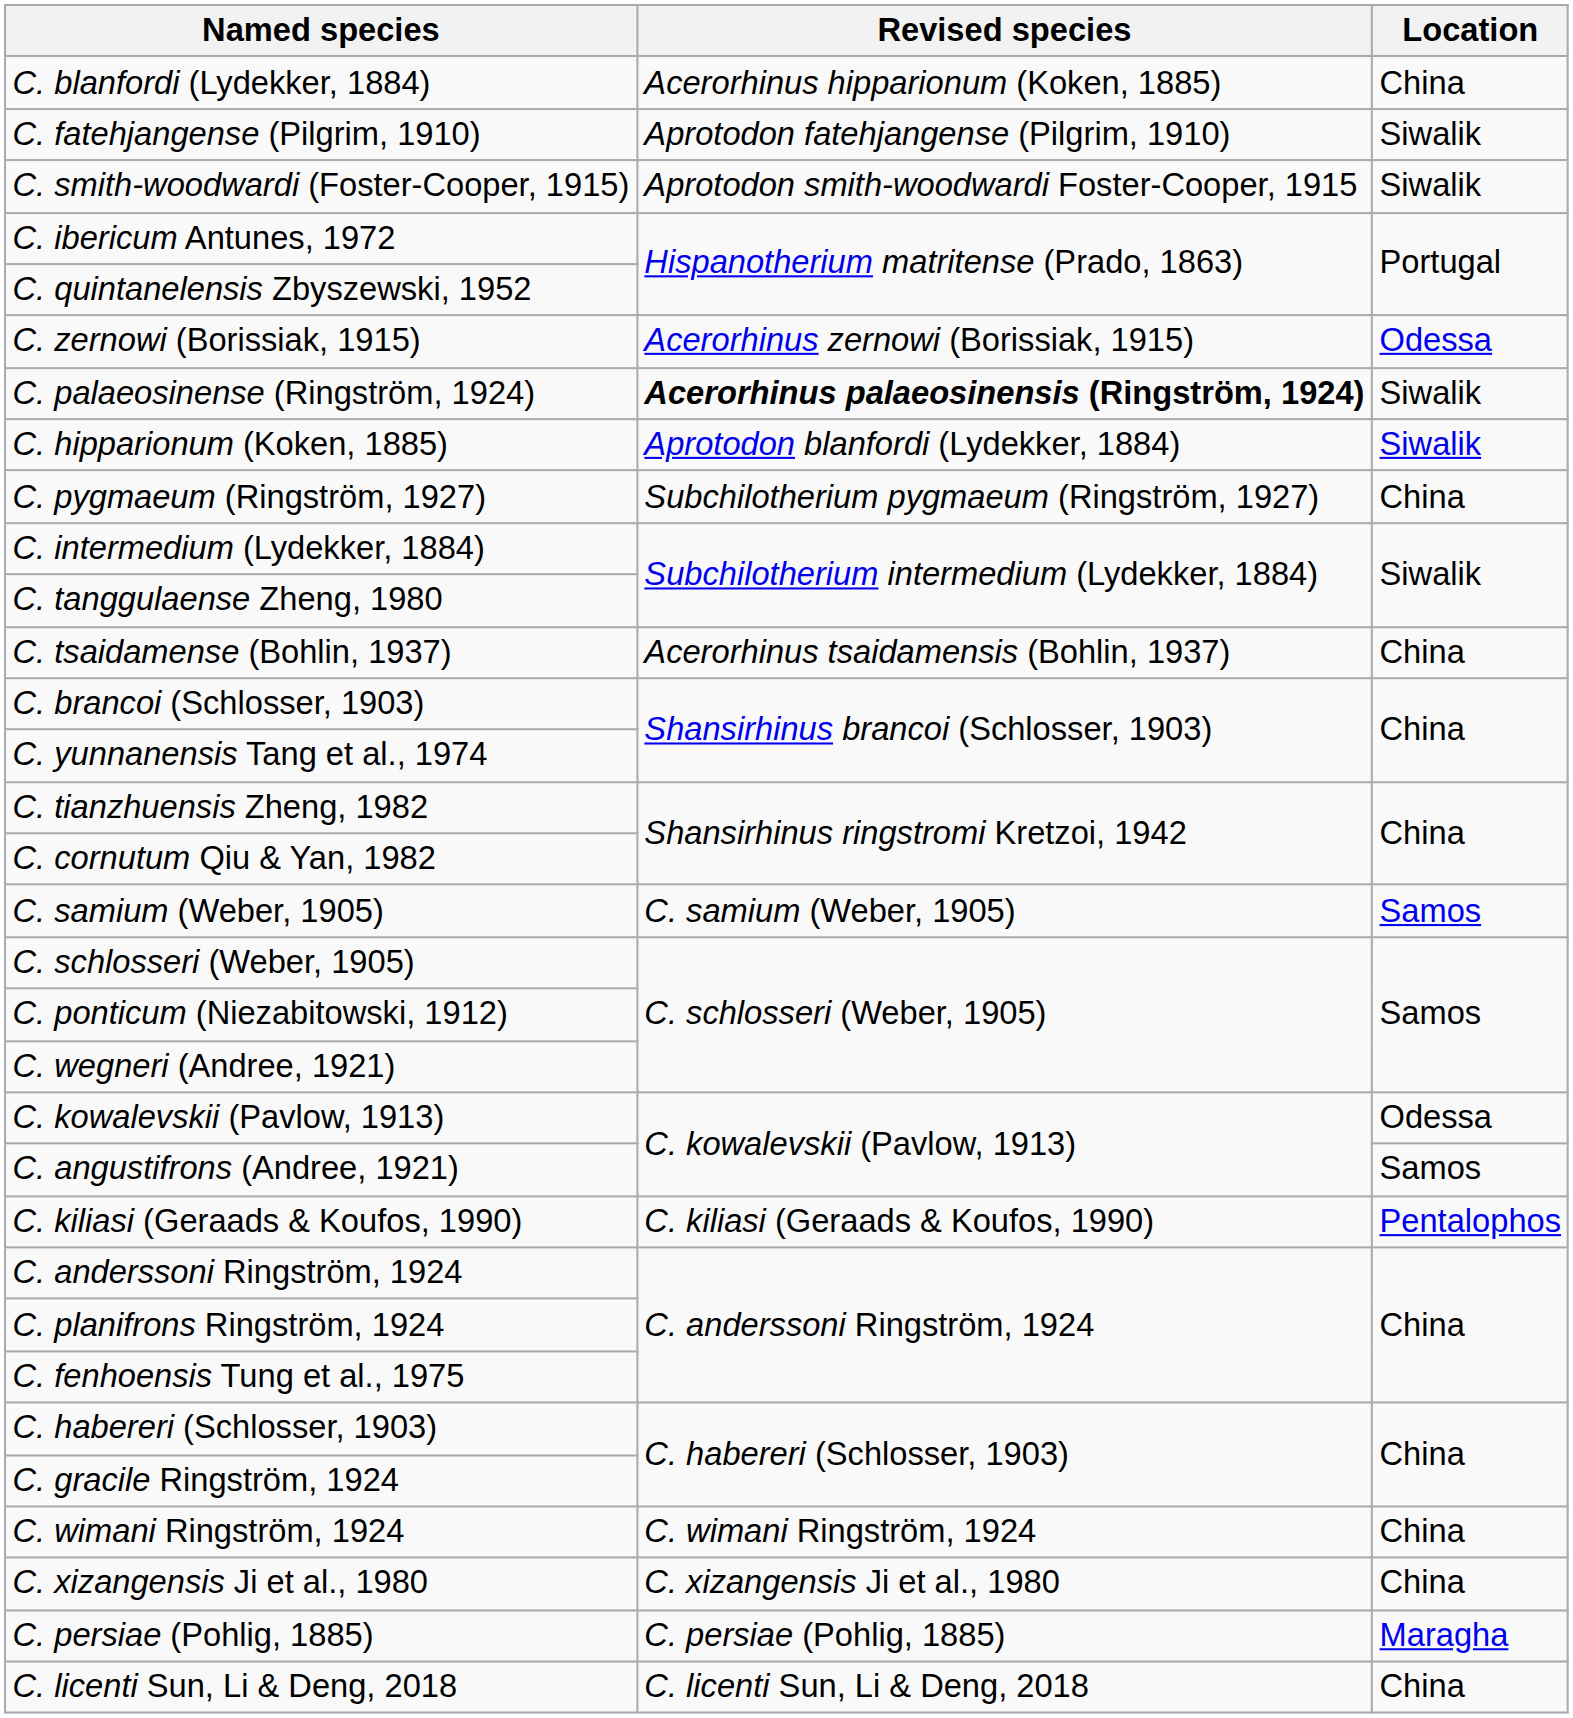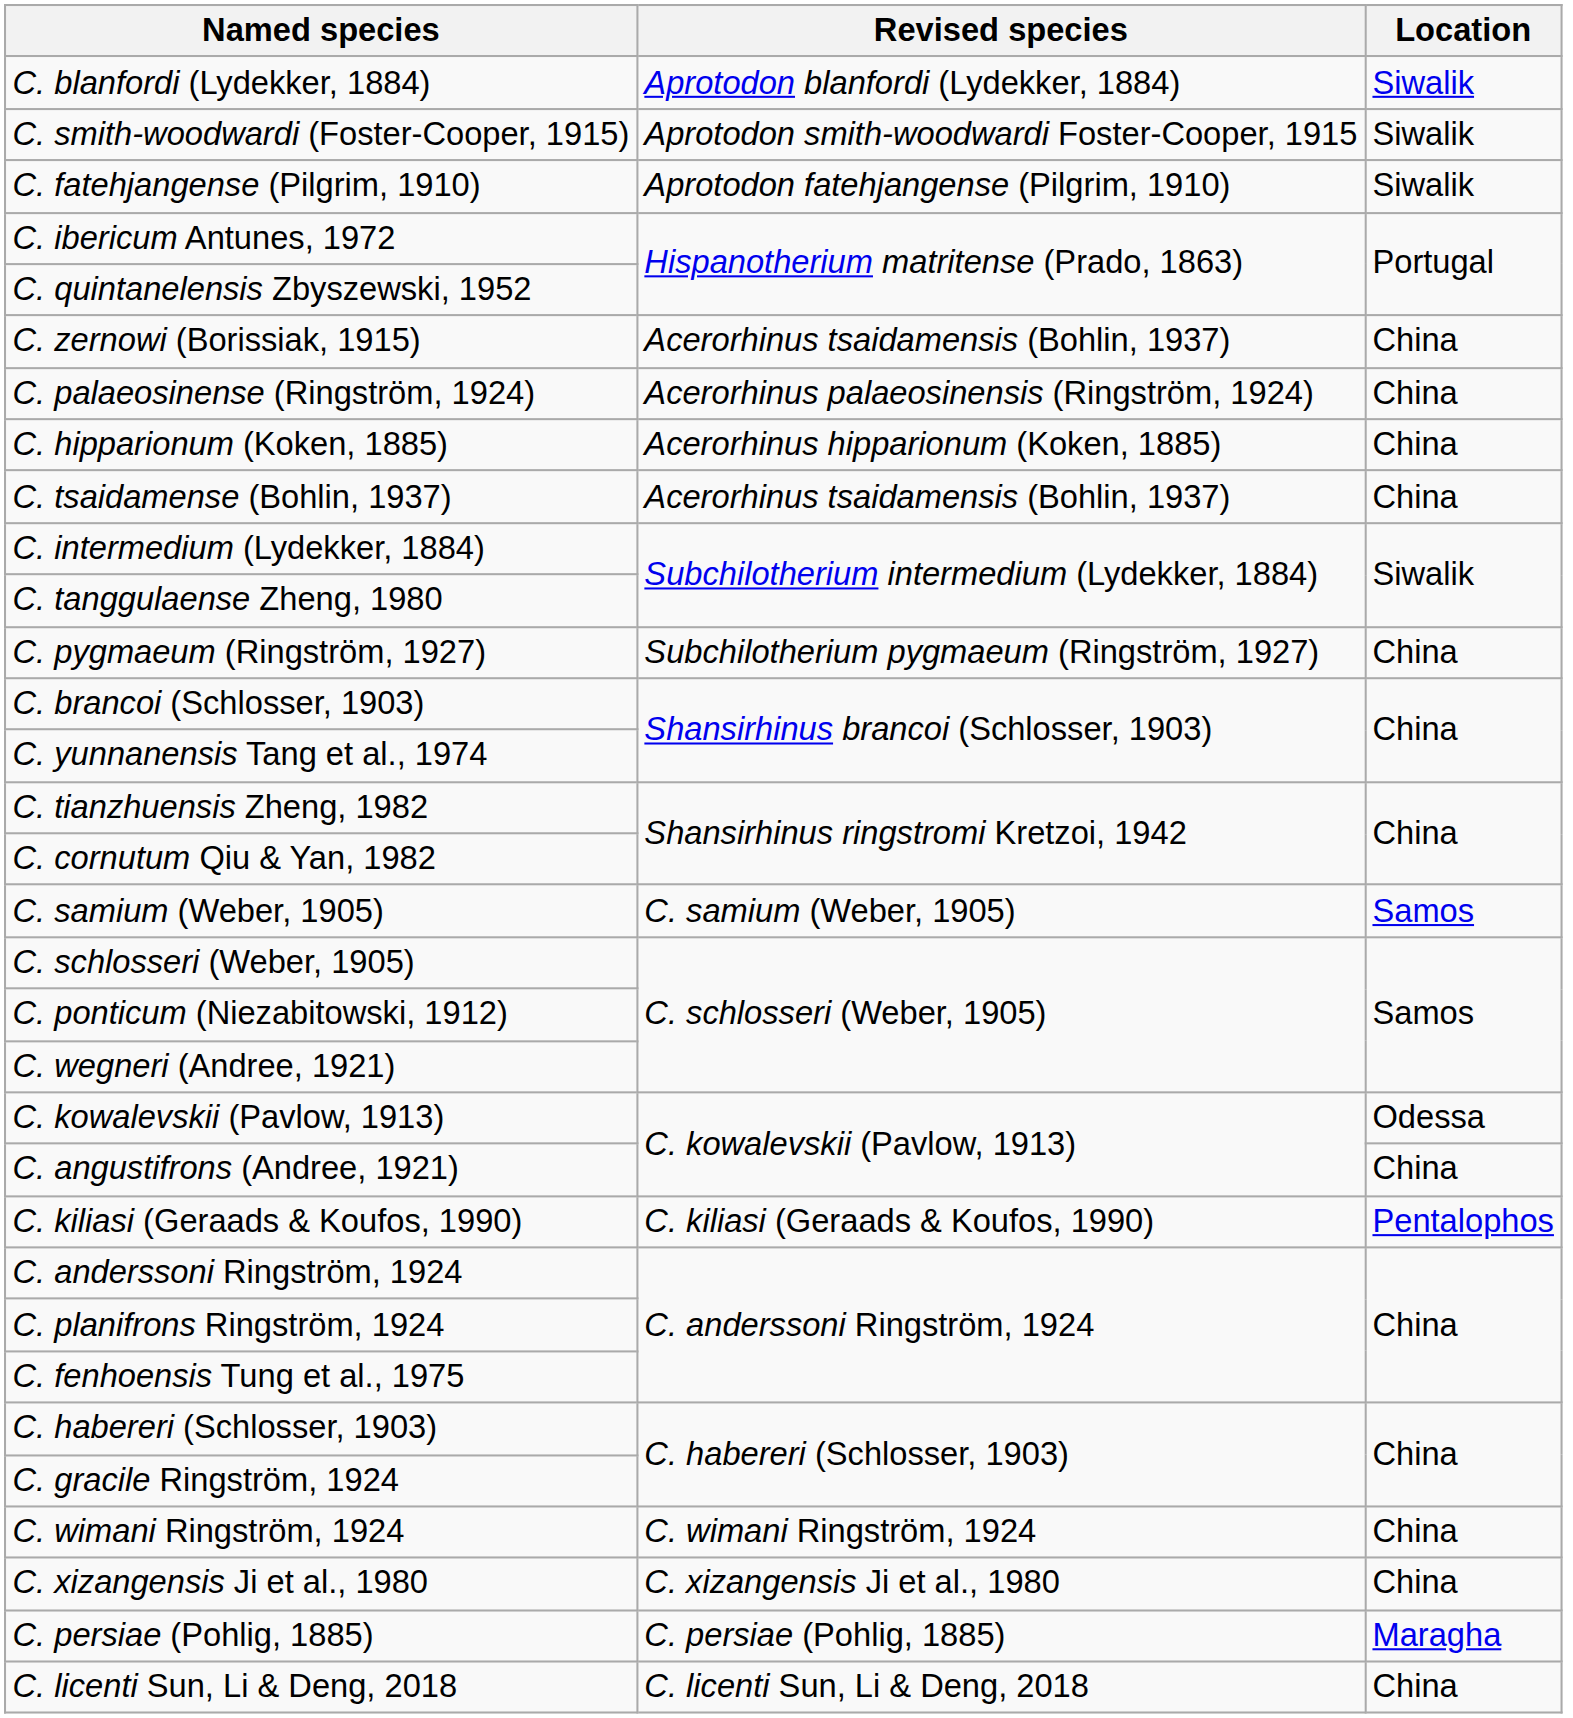(933, 82) Acerorhinus hipparionum (Koken, 1885) -> (912, 82) Aprotodon blanfordi (Lydekker, 1884)
(1422, 82) China -> (1423, 82) Siwalik
rows swapped: (247, 133) <-> (321, 185)
(919, 340) Acerorhinus zernowi (Borissiak, 1915) -> (937, 340) Acerorhinus tsaidamensis (Bohlin, 1937)
(1436, 340) Odessa -> (1415, 340) China
(1004, 392) bold -> (979, 392) normal
(1430, 392) Siwalik -> (1415, 392) China
(912, 444) Aprotodon blanfordi (Lydekker, 1884) -> (933, 444) Acerorhinus hipparionum (Koken, 1885)
(1430, 444) Siwalik -> (1415, 444) China
rows swapped: (232, 651) <-> (249, 496)
(1430, 1169) Samos -> (1415, 1169) China
